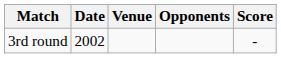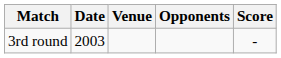(90, 40) 2002 -> (90, 40) 2003
